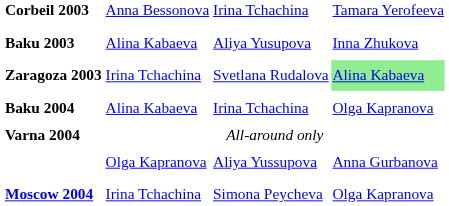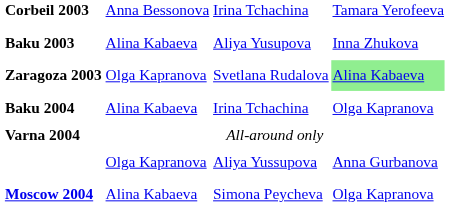(153, 75) Irina Tchachina -> (156, 75) Olga Kapranova
(153, 194) Irina Tchachina -> (151, 194) Alina Kabaeva
